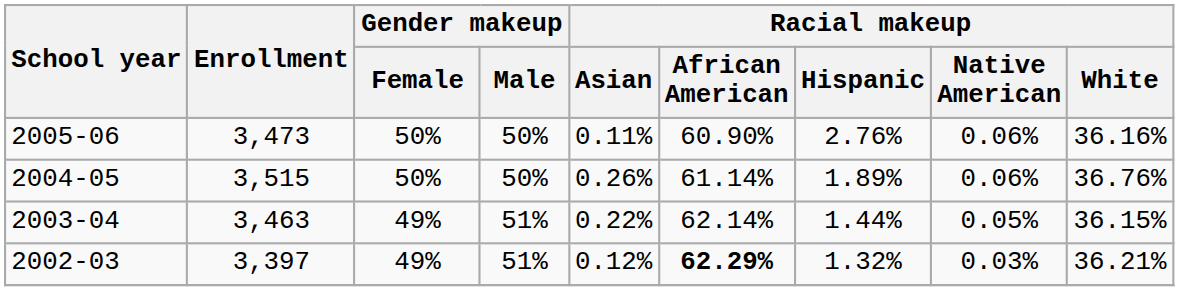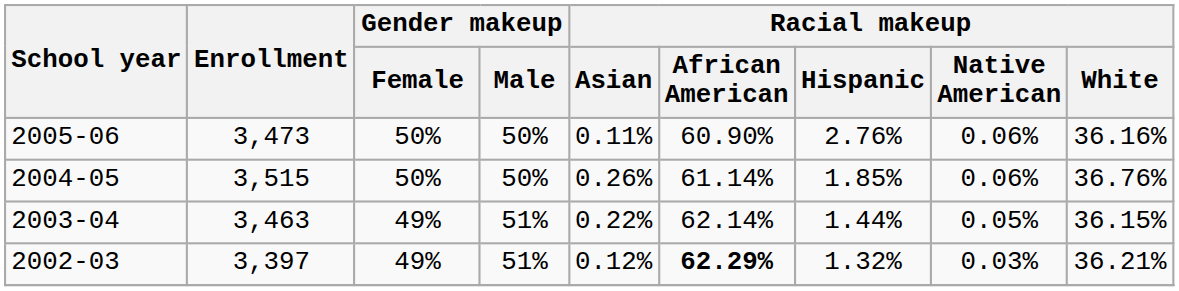(863, 180) 1.89% -> (863, 180) 1.85%
